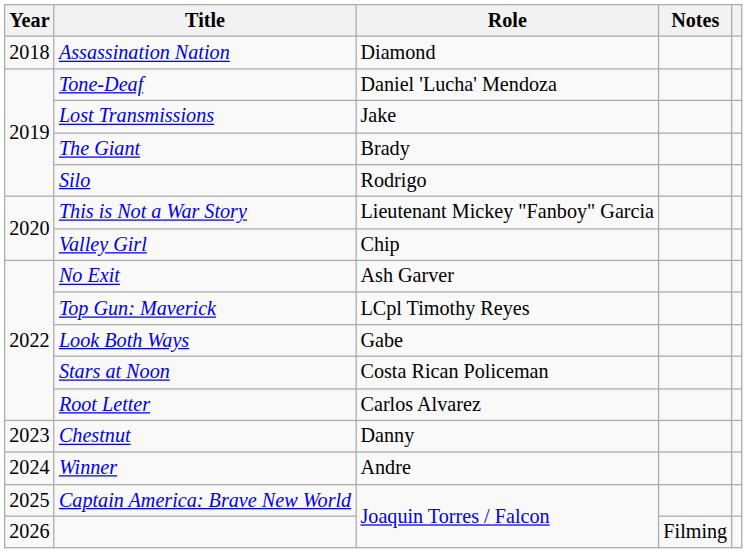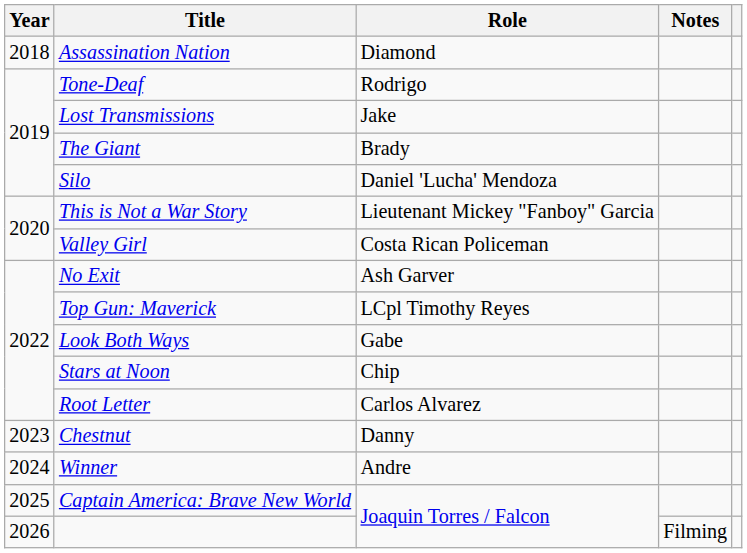(459, 84) Daniel 'Lucha' Mendoza -> (394, 84) Rodrigo
(394, 180) Rodrigo -> (459, 180) Daniel 'Lucha' Mendoza
(380, 244) Chip -> (455, 244) Costa Rican Policeman
(455, 372) Costa Rican Policeman -> (380, 372) Chip
